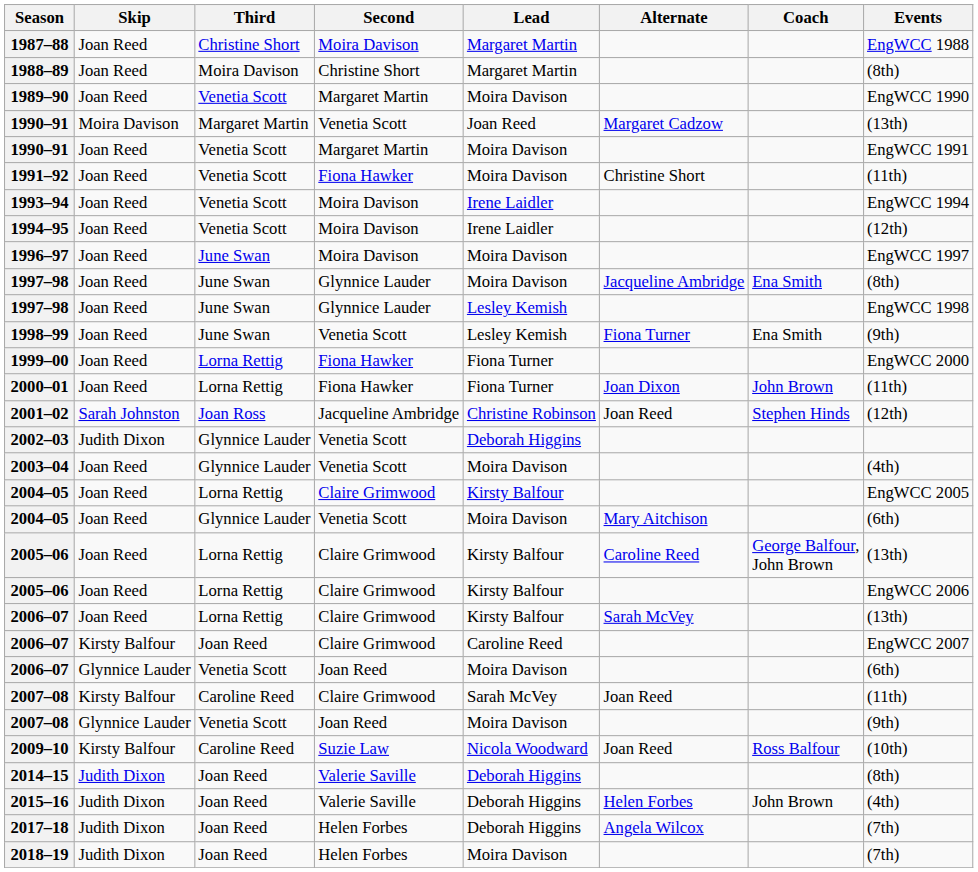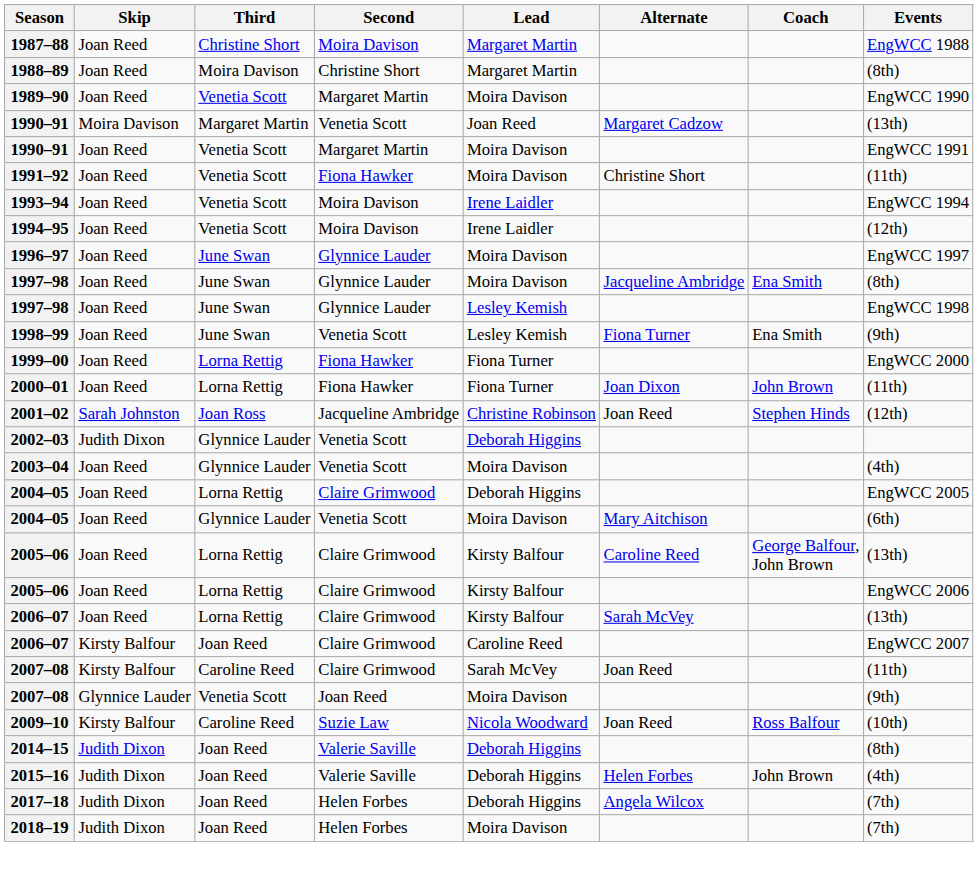(368, 255) Moira Davison -> (374, 255) Glynnice Lauder
(515, 492) Kirsty Balfour -> (524, 492) Deborah Higgins
- row: (40, 669)
